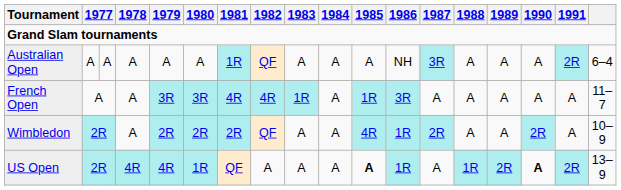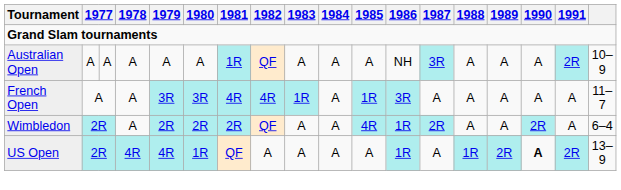(602, 62) 6–4 -> (602, 62) 10–9
(602, 132) 10–9 -> (602, 124) 6–4
(369, 167) bold -> (369, 152) normal
